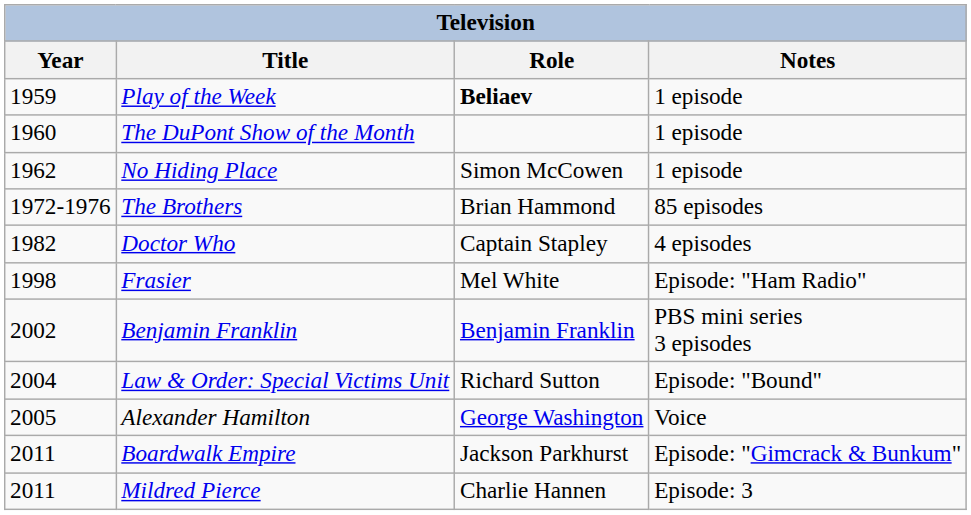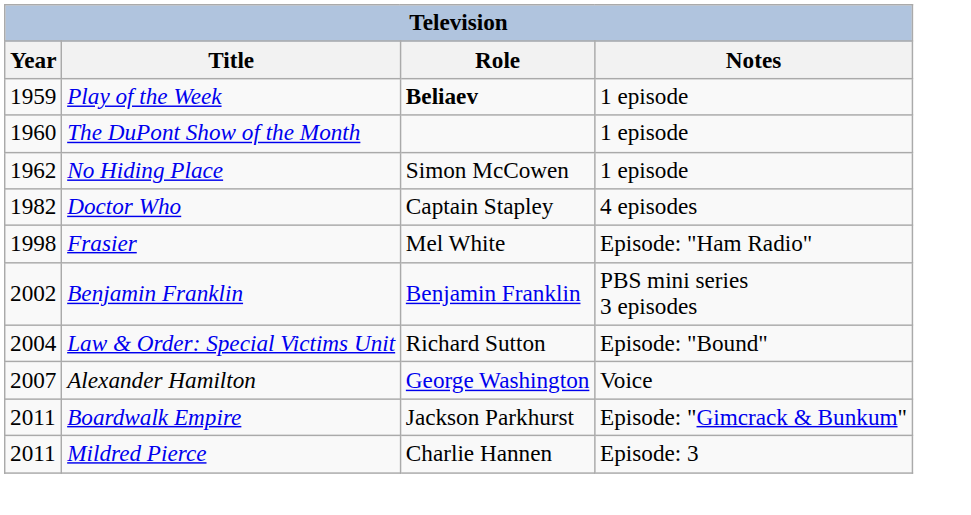- row: (182, 206)
(33, 416) 2005 -> (33, 380) 2007
